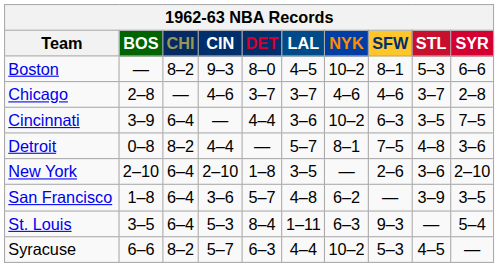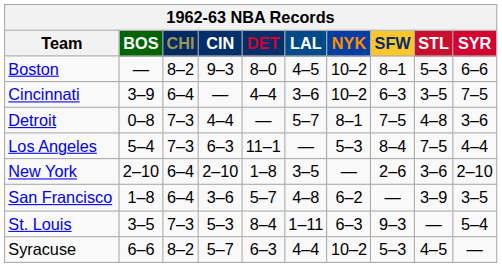- row: (38, 95)
(181, 146) 8–2 -> (181, 121) 7–3
+ row: (53, 146)
(181, 224) 6–4 -> (181, 224) 7–3
